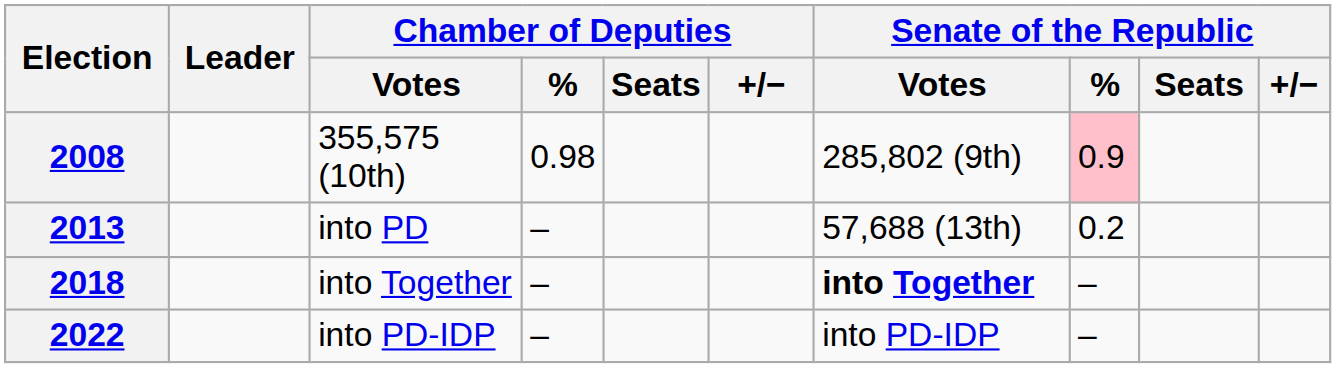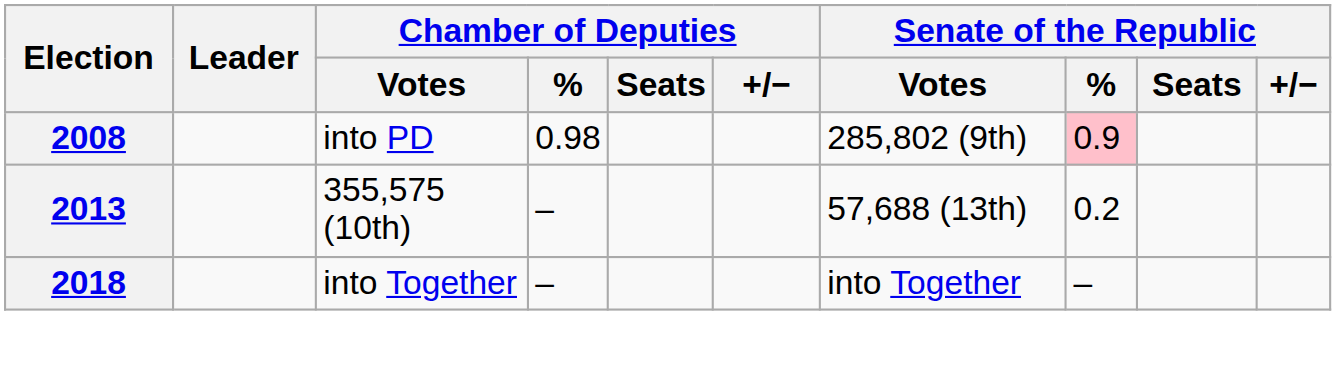(379, 156) 355,575 (10th) -> (378, 137) into PD
(373, 228) into PD -> (384, 209) 355,575 (10th)
(928, 282) bold -> (924, 282) normal
- row: (87, 335)
